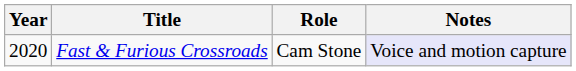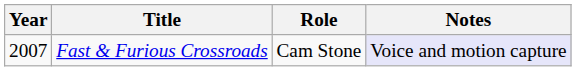(28, 50) 2020 -> (28, 50) 2007
